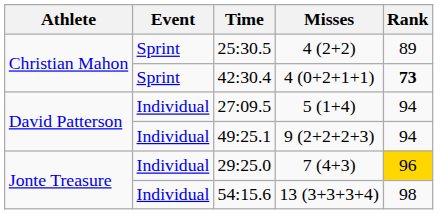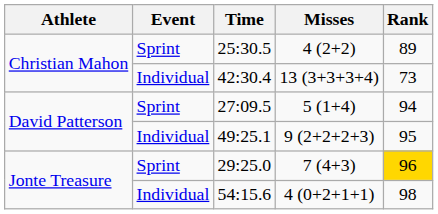(158, 77) Sprint -> (173, 77) Individual
(329, 77) 4 (0+2+1+1) -> (329, 77) 13 (3+3+3+4)
(408, 77) bold -> (408, 77) normal
(173, 107) Individual -> (158, 107) Sprint
(408, 136) 94 -> (408, 136) 95
(173, 165) Individual -> (158, 165) Sprint
(329, 194) 13 (3+3+3+4) -> (329, 194) 4 (0+2+1+1)
